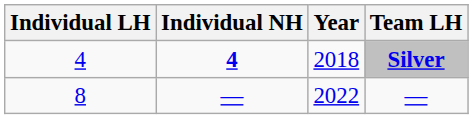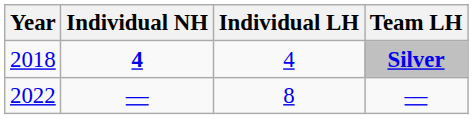columns swapped: (336, 22) <-> (80, 22)
